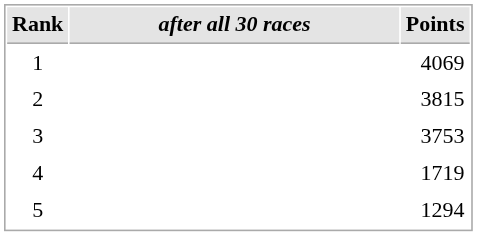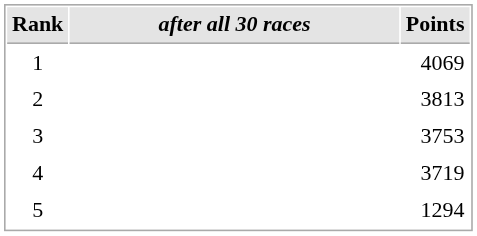(442, 99) 3815 -> (442, 99) 3813
(442, 173) 1719 -> (442, 173) 3719
